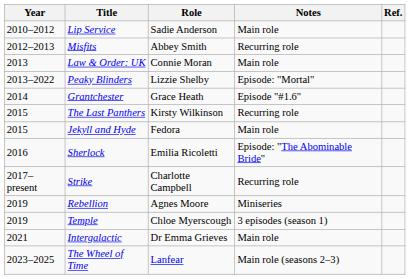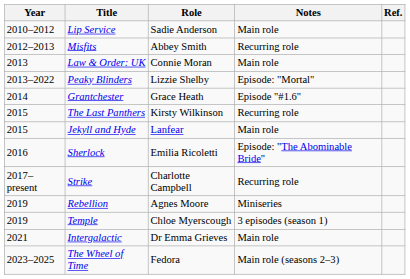(165, 130) Fedora -> (167, 130) Lanfear
(167, 260) Lanfear -> (165, 260) Fedora
